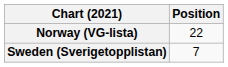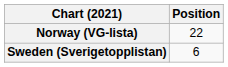(196, 52) 7 -> (196, 52) 6
